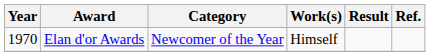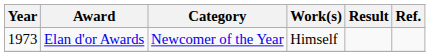(23, 39) 1970 -> (23, 39) 1973
